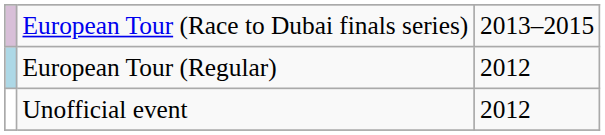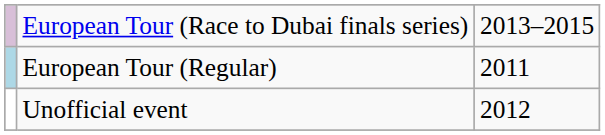(505, 67) 2012 -> (505, 67) 2011
